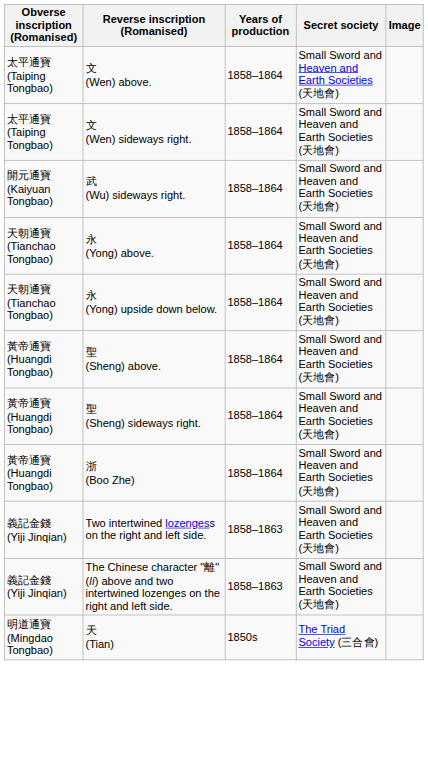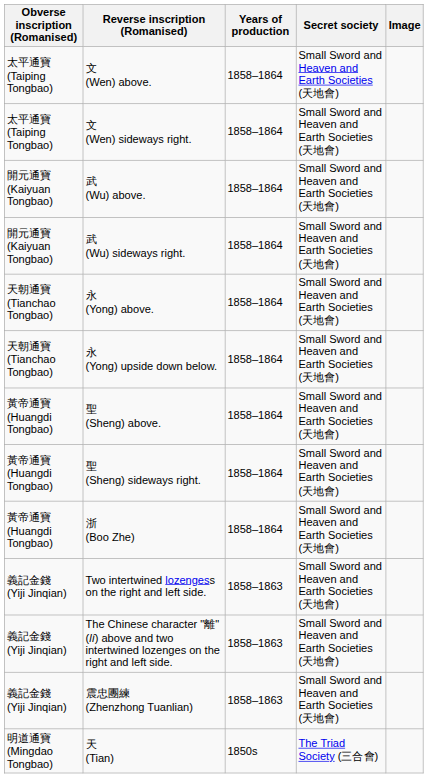+ row: (115, 189)
+ row: (139, 700)
